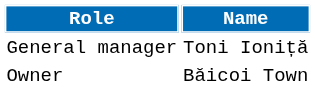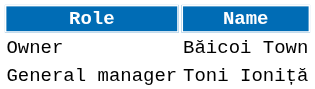rows swapped: (35, 76) <-> (92, 48)
